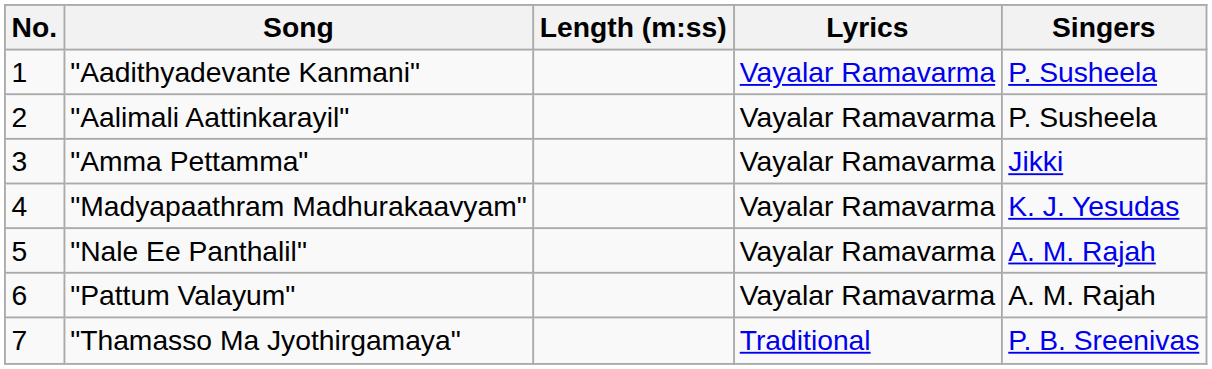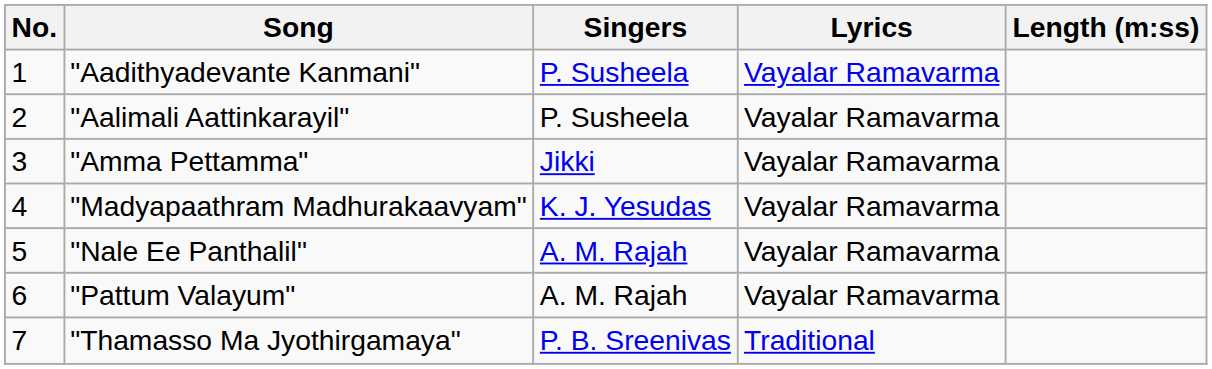columns swapped: (1104, 27) <-> (633, 27)
